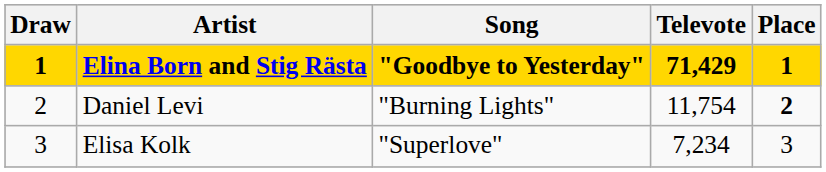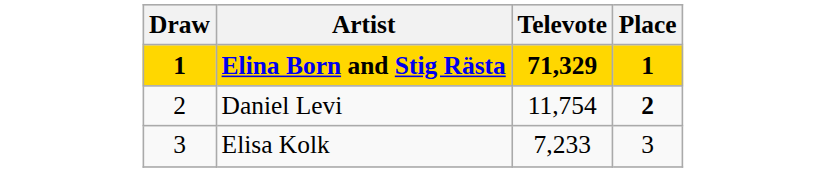- column: (512, 24)
(701, 65) 71,429 -> (562, 65) 71,329
(701, 145) 7,234 -> (562, 145) 7,233
